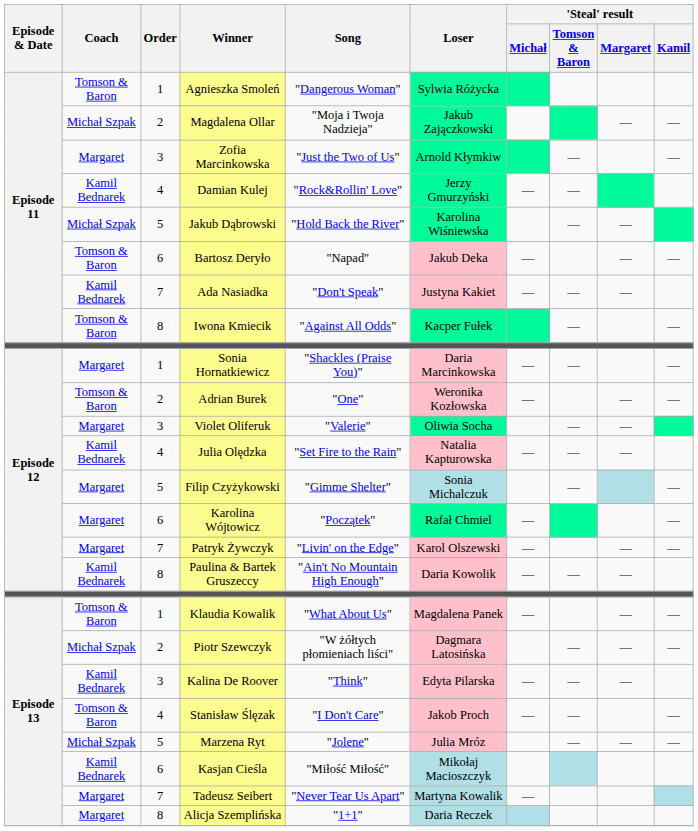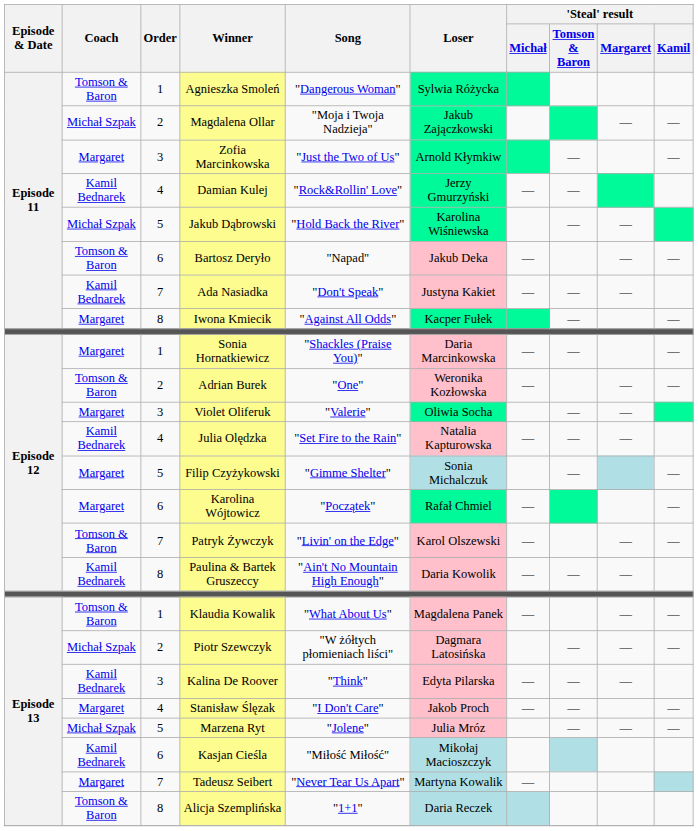(101, 325) Tomson & Baron -> (101, 318) Margaret
(101, 547) Margaret -> (101, 540) Tomson & Baron
(101, 715) Tomson & Baron -> (101, 708) Margaret
(101, 815) Margaret -> (101, 808) Tomson & Baron
